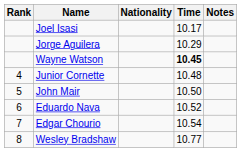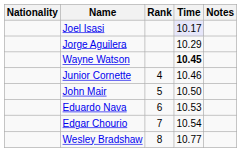columns swapped: (19, 12) <-> (146, 12)
(189, 28) no background -> (189, 28) lavender background
(189, 76) 10.48 -> (189, 76) 10.46
(189, 108) 10.52 -> (189, 108) 10.53
